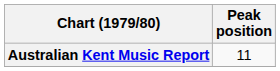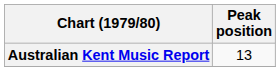(244, 54) 11 -> (244, 54) 13
